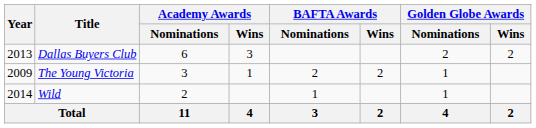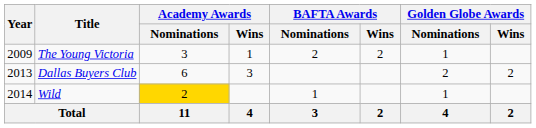rows swapped: (86, 73) <-> (87, 53)
(184, 93) no background -> (184, 93) gold background
